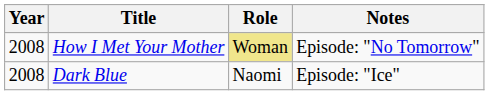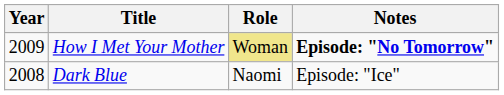(27, 47) 2008 -> (27, 47) 2009
(388, 47) normal -> (395, 47) bold
